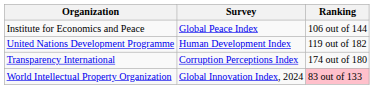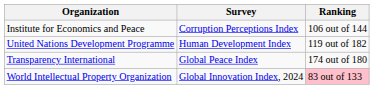(218, 28) Global Peace Index -> (239, 28) Corruption Perceptions Index
(239, 60) Corruption Perceptions Index -> (218, 60) Global Peace Index
